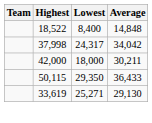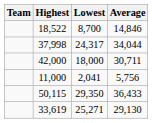(89, 28) 8,400 -> (89, 28) 8,700
(128, 28) 14,848 -> (128, 28) 14,846
(128, 45) 34,042 -> (128, 45) 34,044
(128, 61) 30,211 -> (128, 61) 30,711
+ row: (52, 77)
